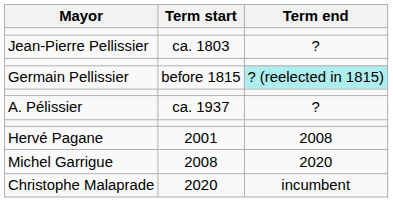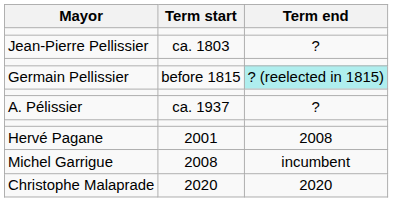(316, 161) 2020 -> (316, 161) incumbent
(316, 185) incumbent -> (316, 185) 2020
